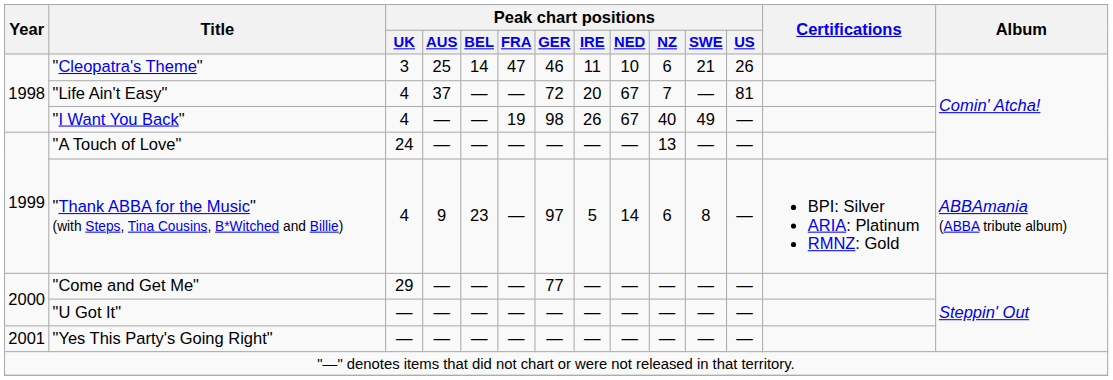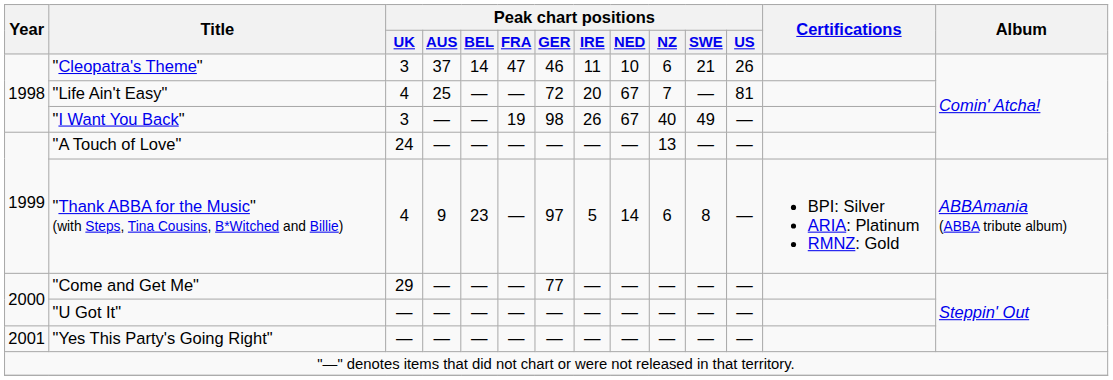(442, 67) 25 -> (442, 67) 37
(442, 93) 37 -> (442, 93) 25
(404, 119) 4 -> (404, 119) 3
